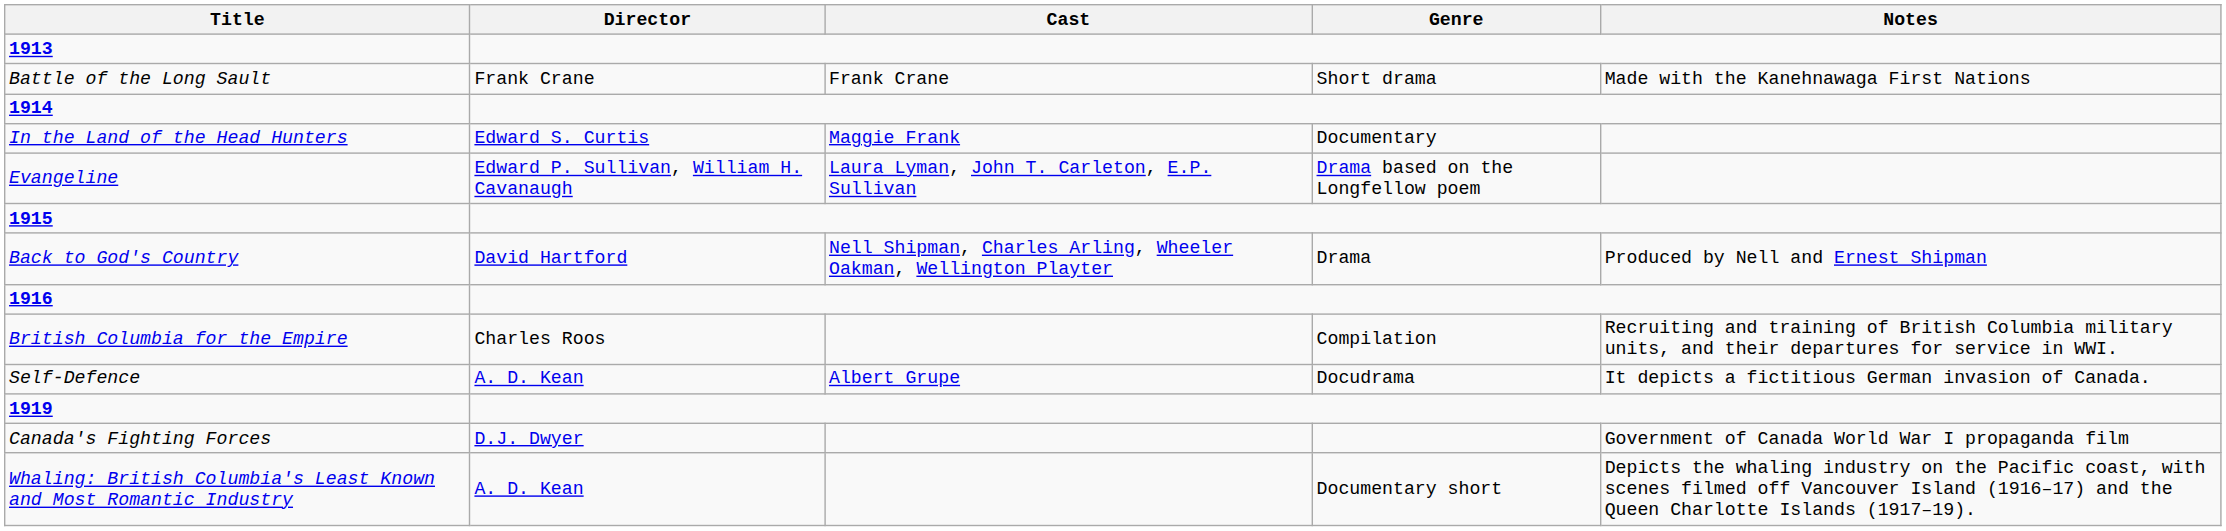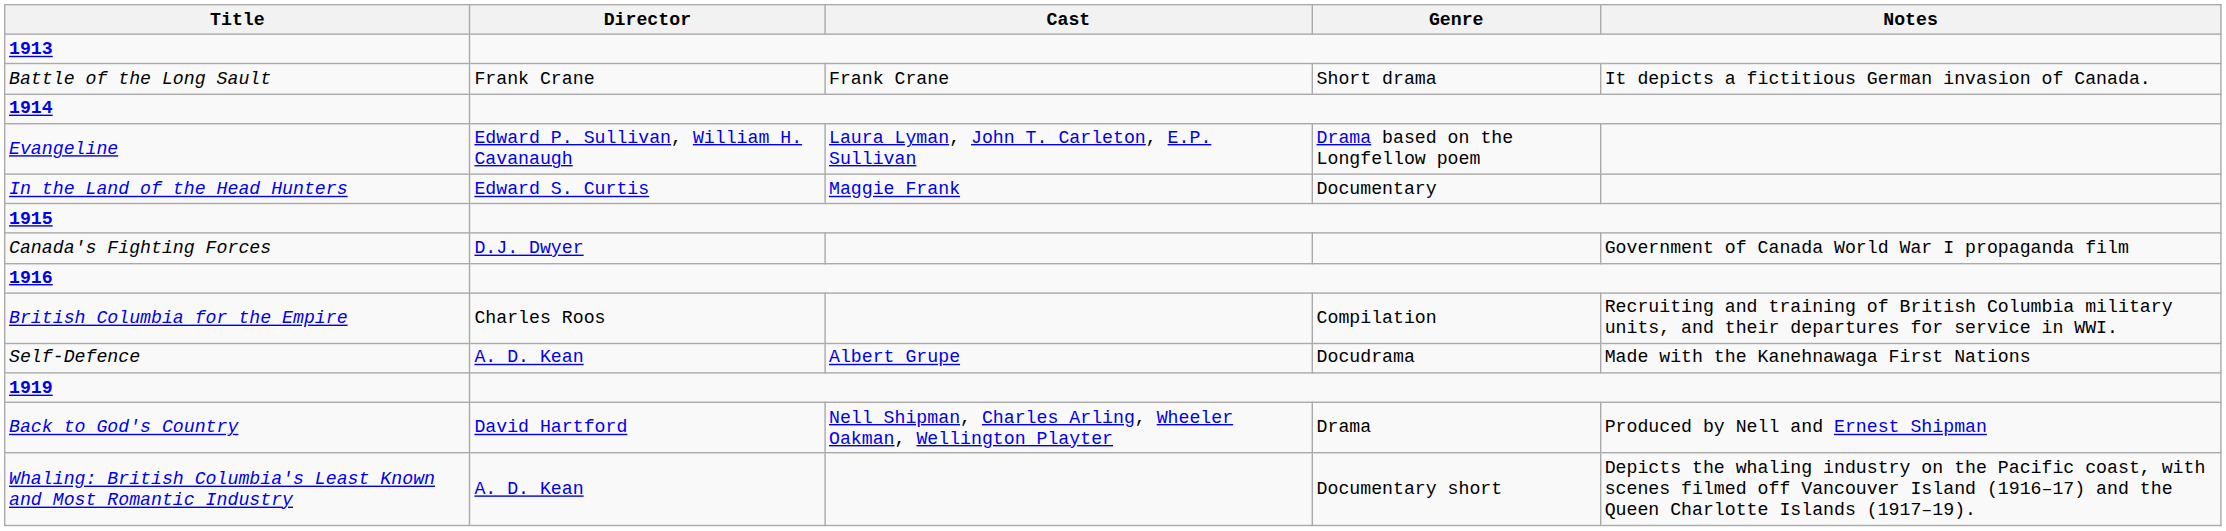(1818, 79) Made with the Kanehnawaga First Nations -> (1878, 79) It depicts a fictitious German invasion of Canada.
rows swapped: (64, 178) <-> (178, 138)
rows swapped: (140, 438) <-> (124, 259)
(1878, 379) It depicts a fictitious German invasion of Canada. -> (1818, 358) Made with the Kanehnawaga First Nations
